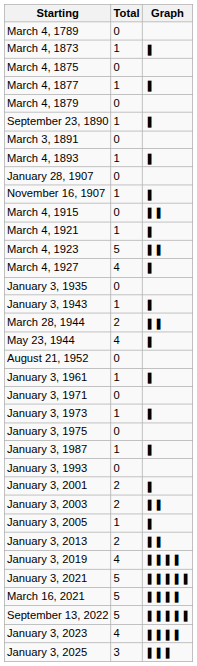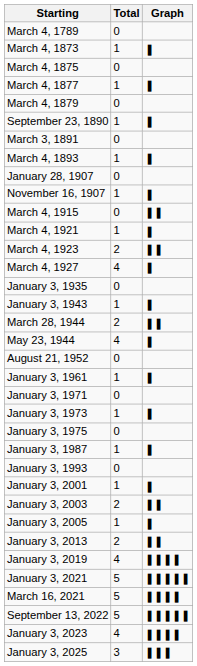(117, 249) 5 -> (117, 249) 2
(117, 486) 2 -> (117, 486) 1
